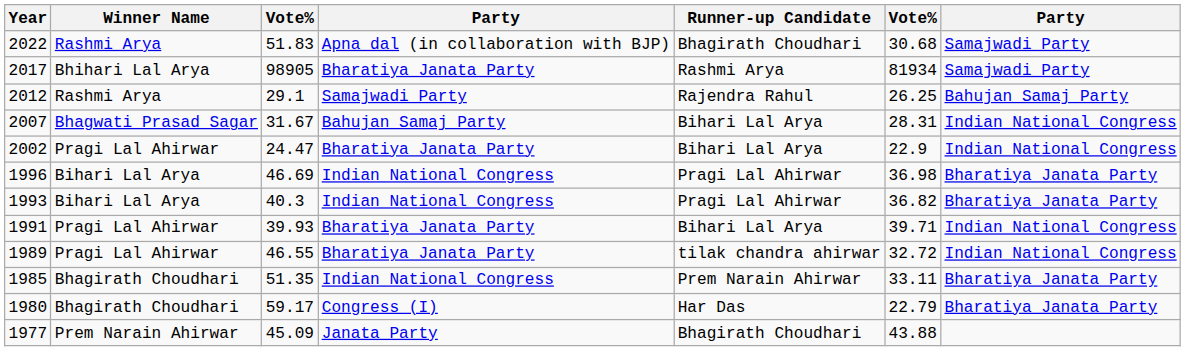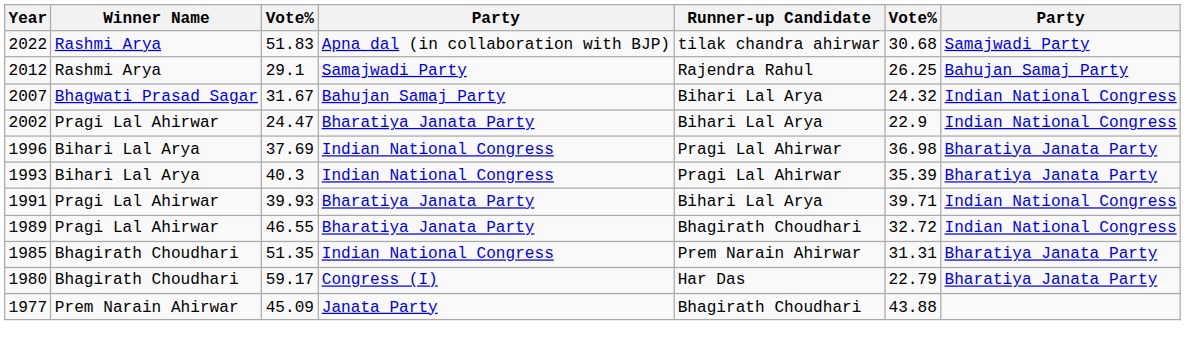(770, 44) Bhagirath Choudhari -> (779, 44) tilak chandra ahirwar
- row: (28, 70)
(913, 123) 28.31 -> (913, 97) 24.32
(290, 175) 46.69 -> (290, 149) 37.69
(913, 202) 36.82 -> (913, 175) 35.39
(779, 254) tilak chandra ahirwar -> (770, 228) Bhagirath Choudhari
(913, 280) 33.11 -> (913, 254) 31.31
